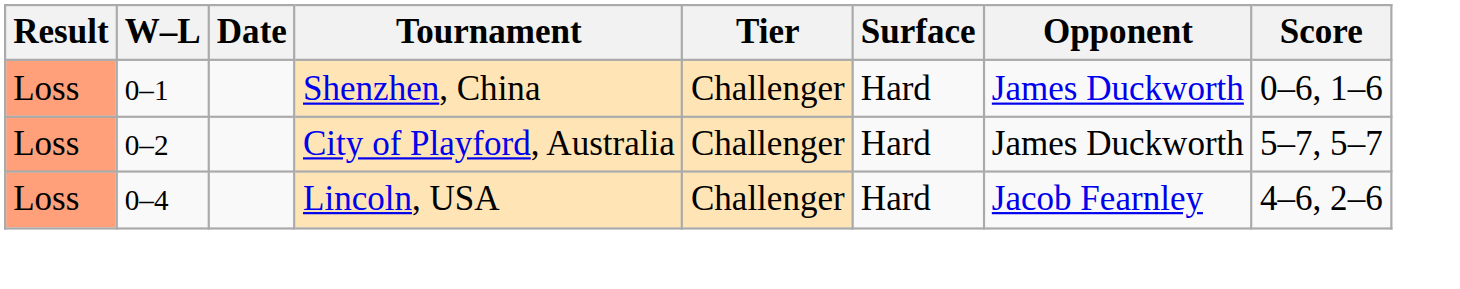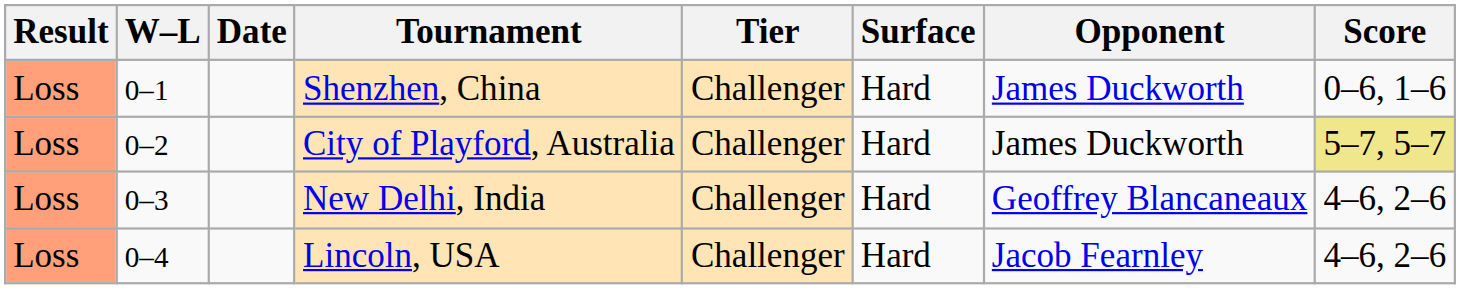(1321, 143) no background -> (1385, 143) khaki background
+ row: (424, 198)
